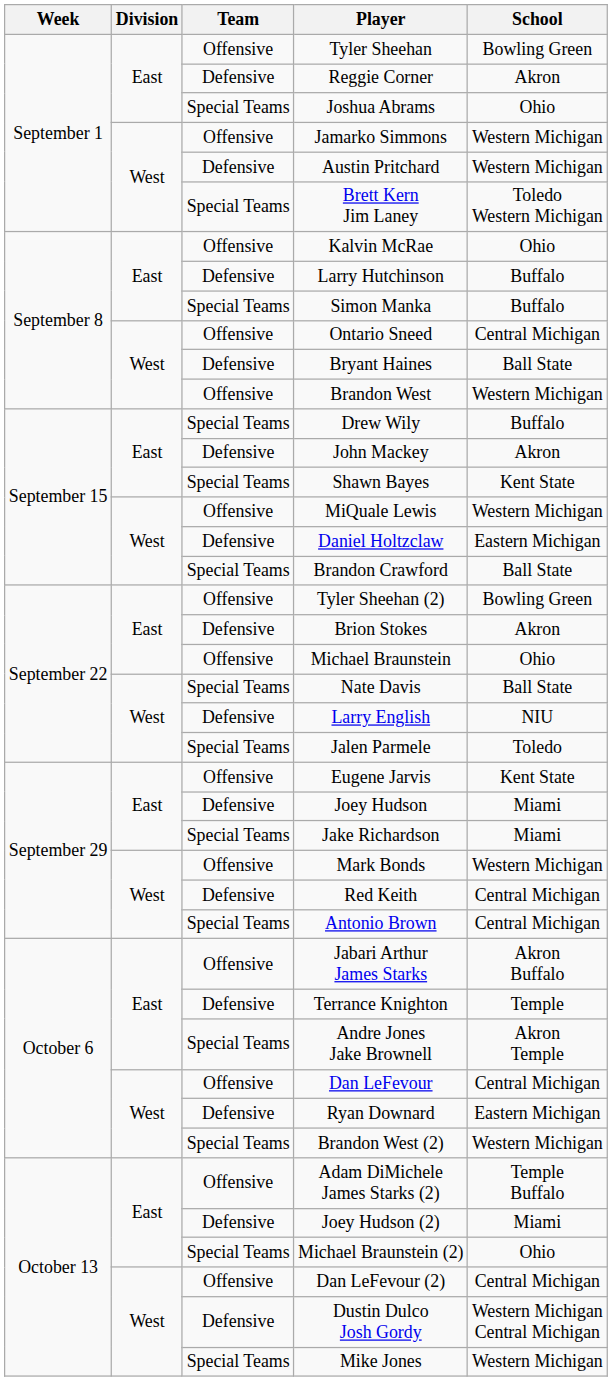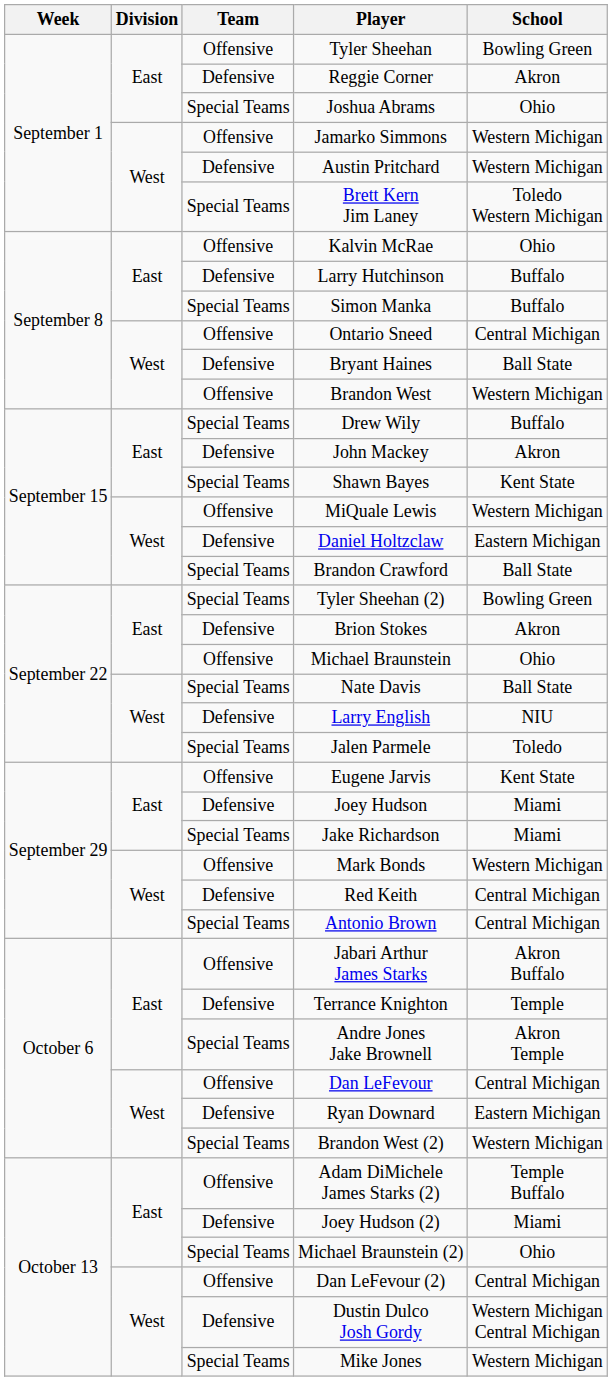(238, 600) Offensive -> (238, 600) Special Teams
